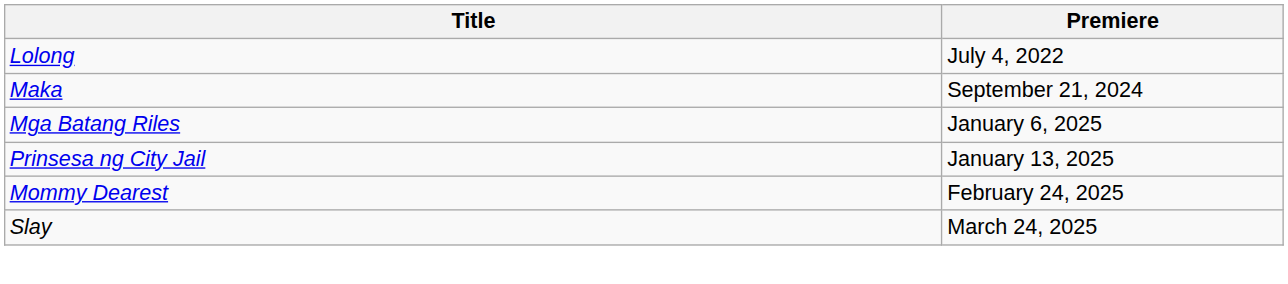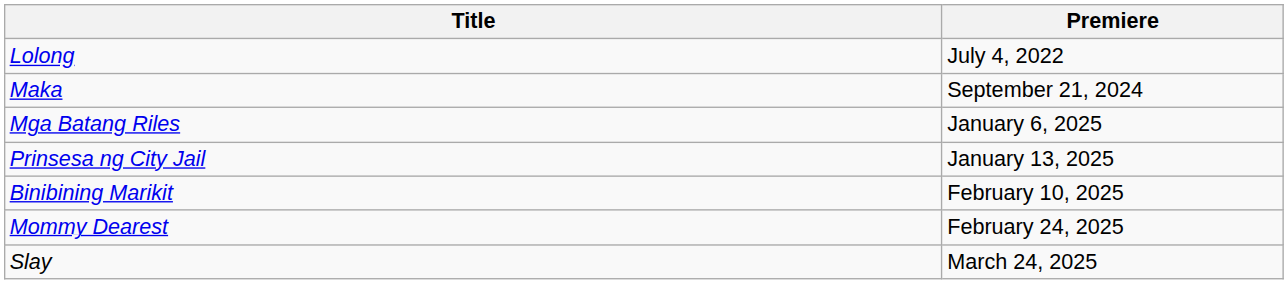+ row: (91, 192)
